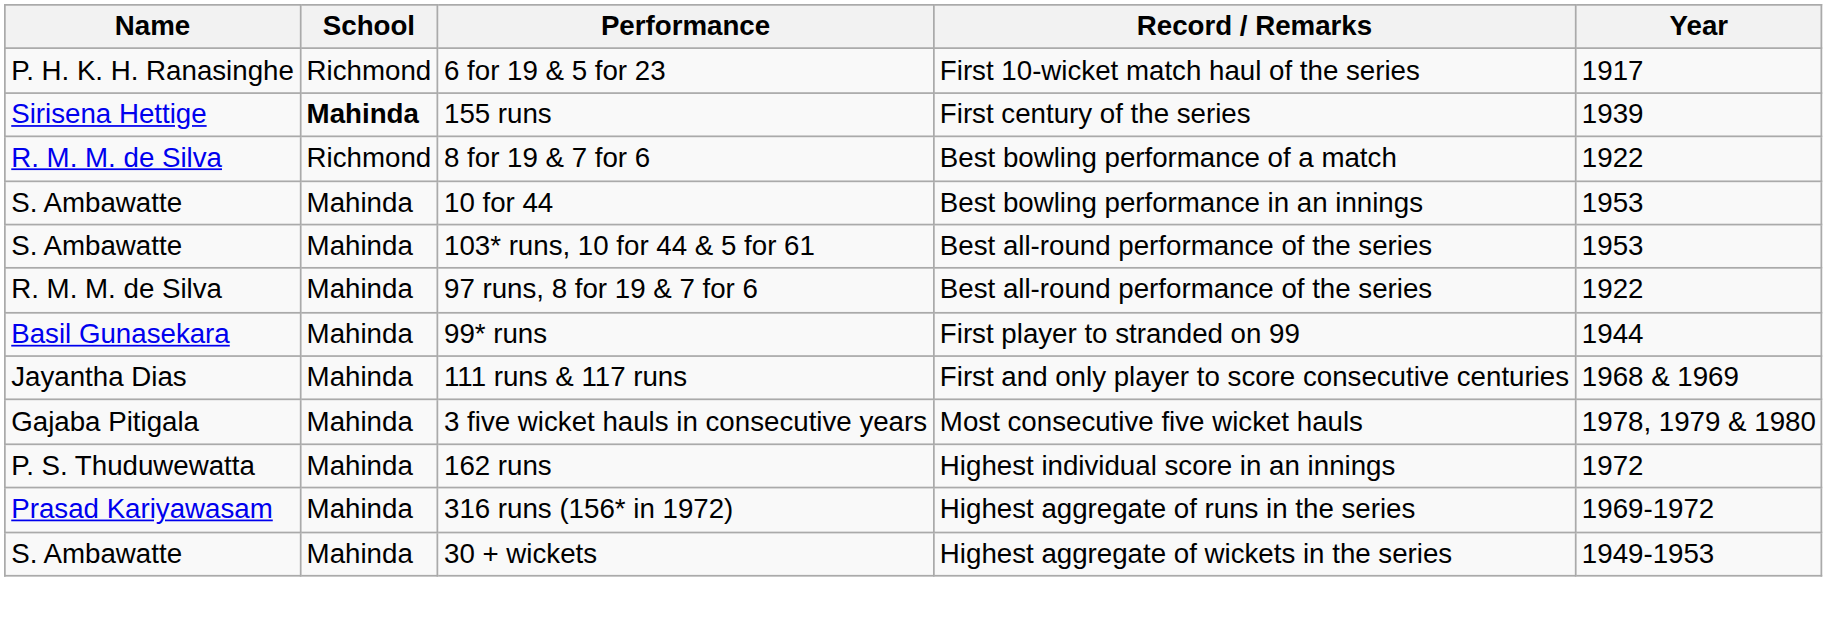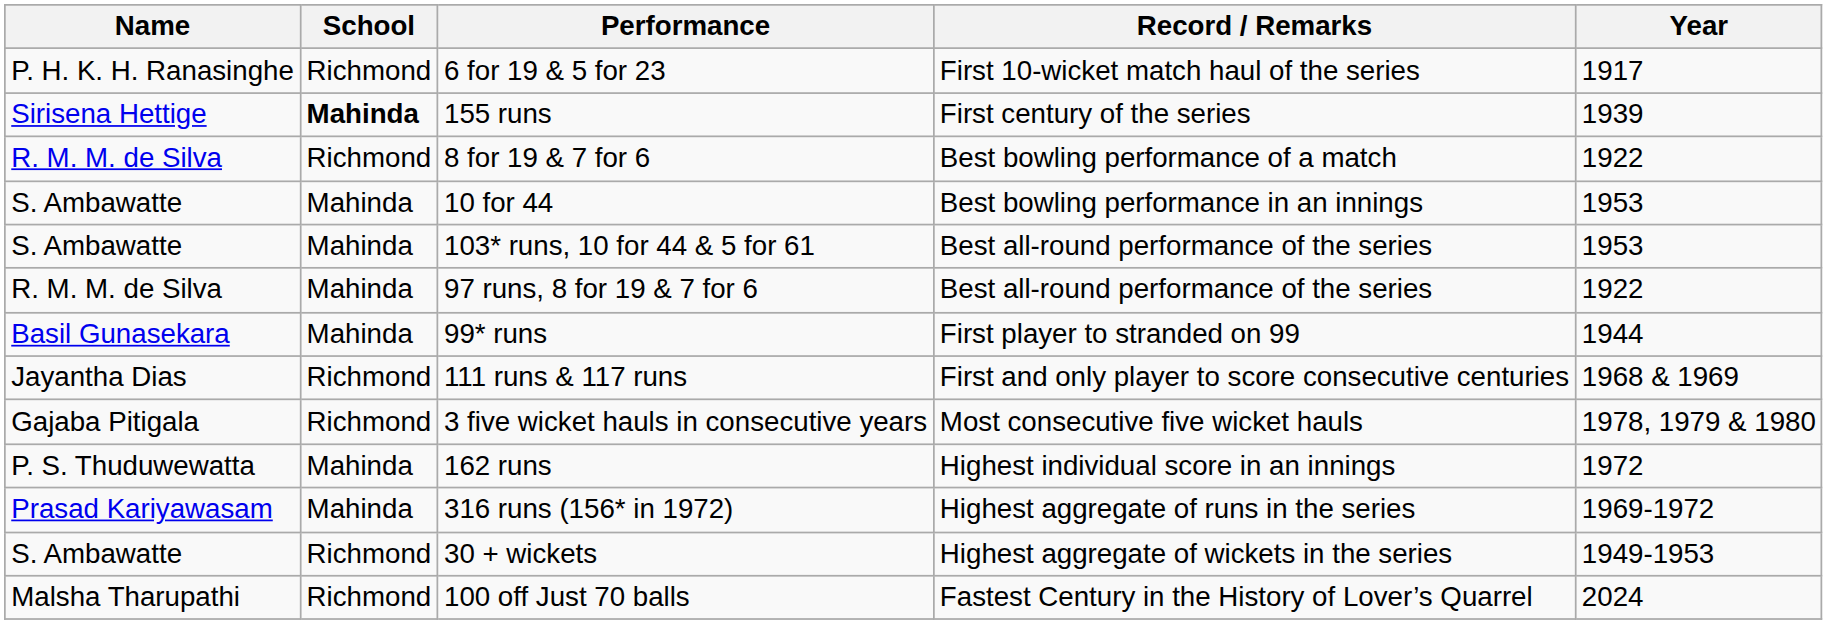(360, 377) Mahinda -> (369, 377) Richmond
(360, 421) Mahinda -> (369, 421) Richmond
(360, 553) Mahinda -> (369, 553) Richmond
+ row: (567, 597)
